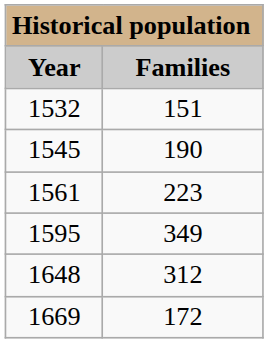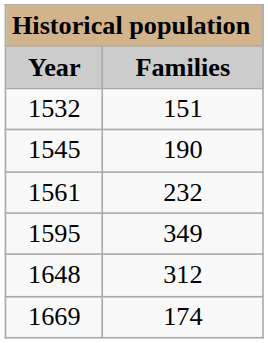(183, 191) 223 -> (183, 191) 232
(183, 316) 172 -> (183, 316) 174
